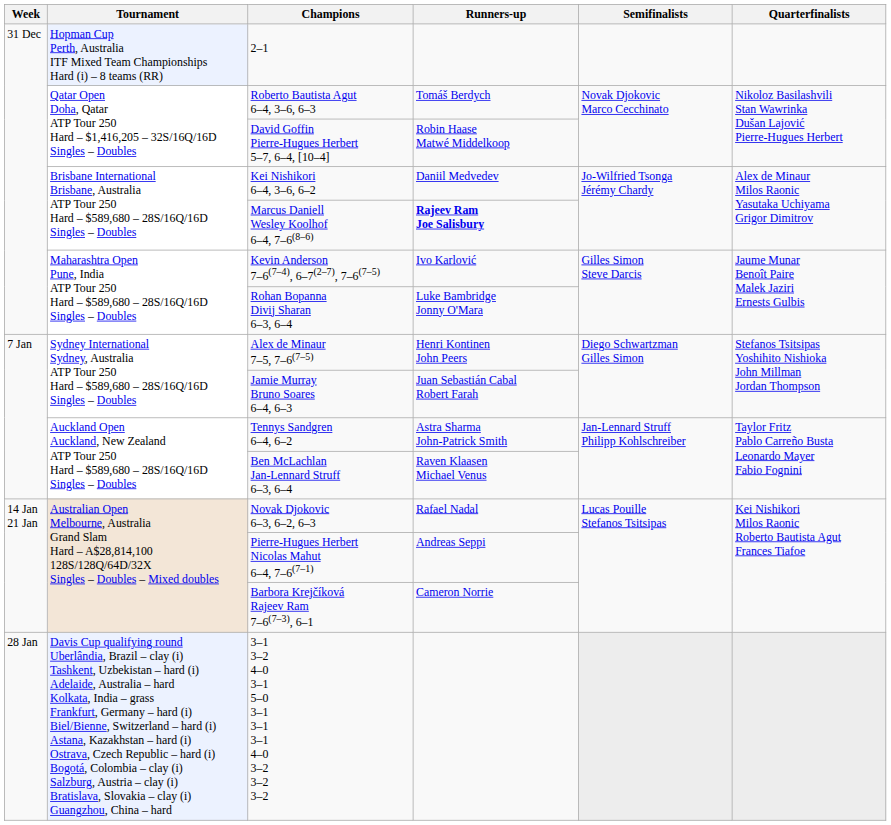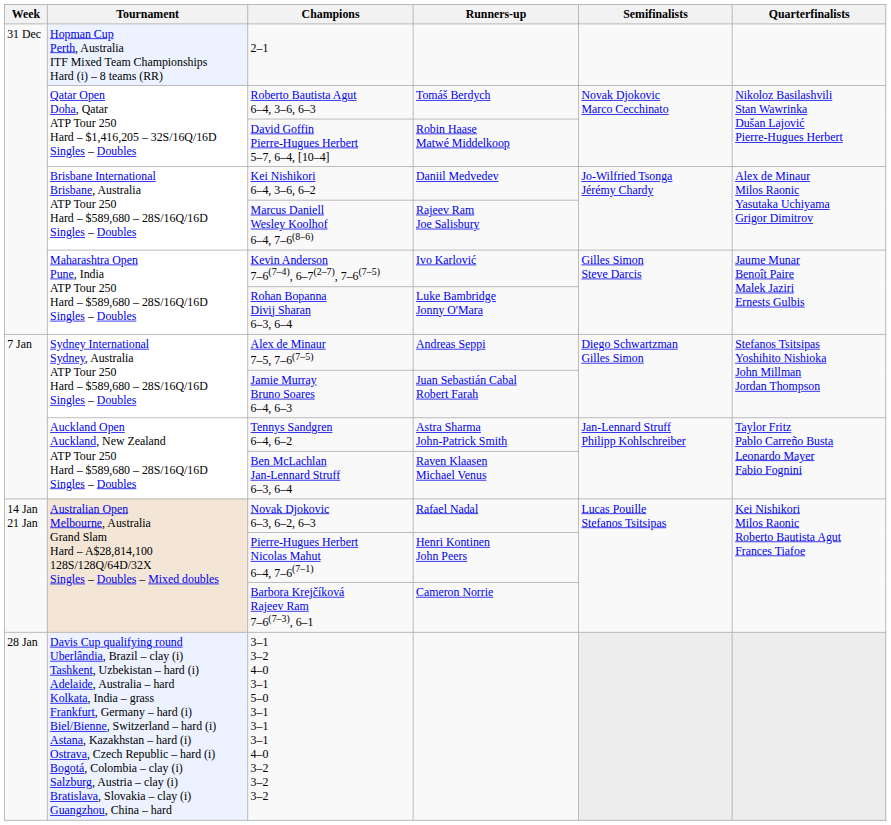(450, 217) bold -> (448, 217) normal
(453, 351) Henri Kontinen John Peers -> (451, 344) Andreas Seppi
(451, 542) Andreas Seppi -> (453, 549) Henri Kontinen John Peers
